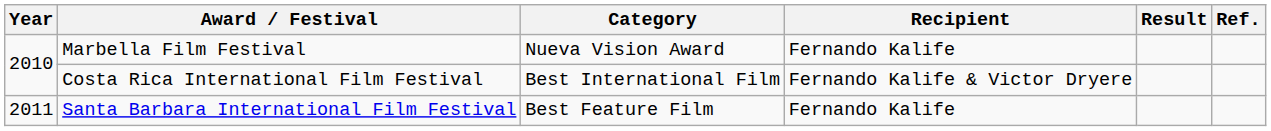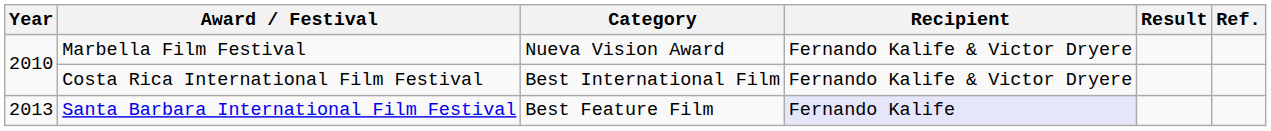(872, 50) Fernando Kalife -> (961, 50) Fernando Kalife & Victor Dryere
(31, 110) 2011 -> (31, 110) 2013
(872, 110) no background -> (872, 110) lavender background
